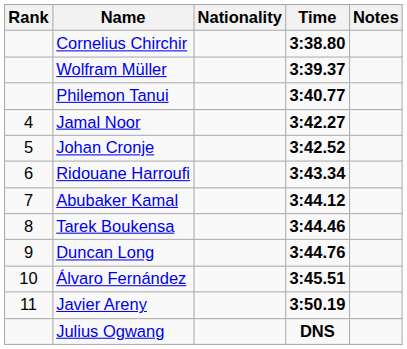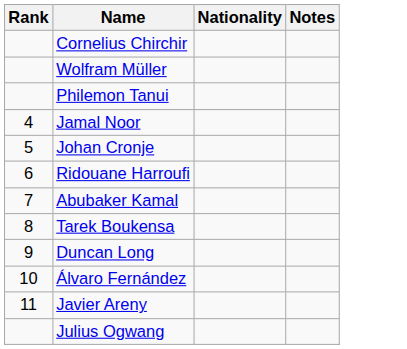- column: (317, 17)
